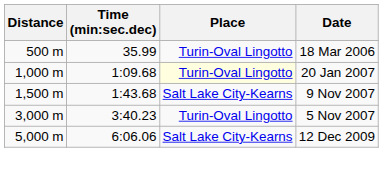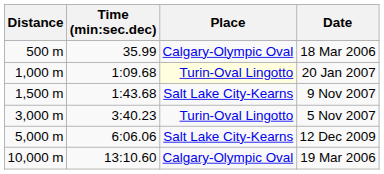(236, 51) Turin-Oval Lingotto -> (228, 51) Calgary-Olympic Oval
+ row: (338, 158)
